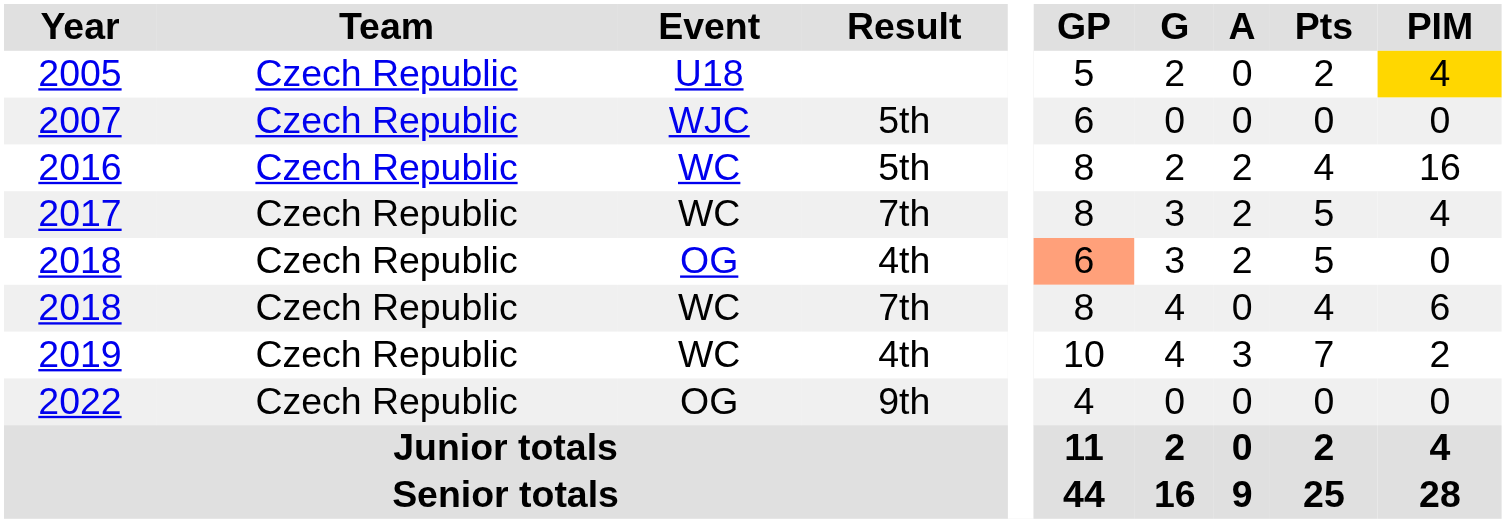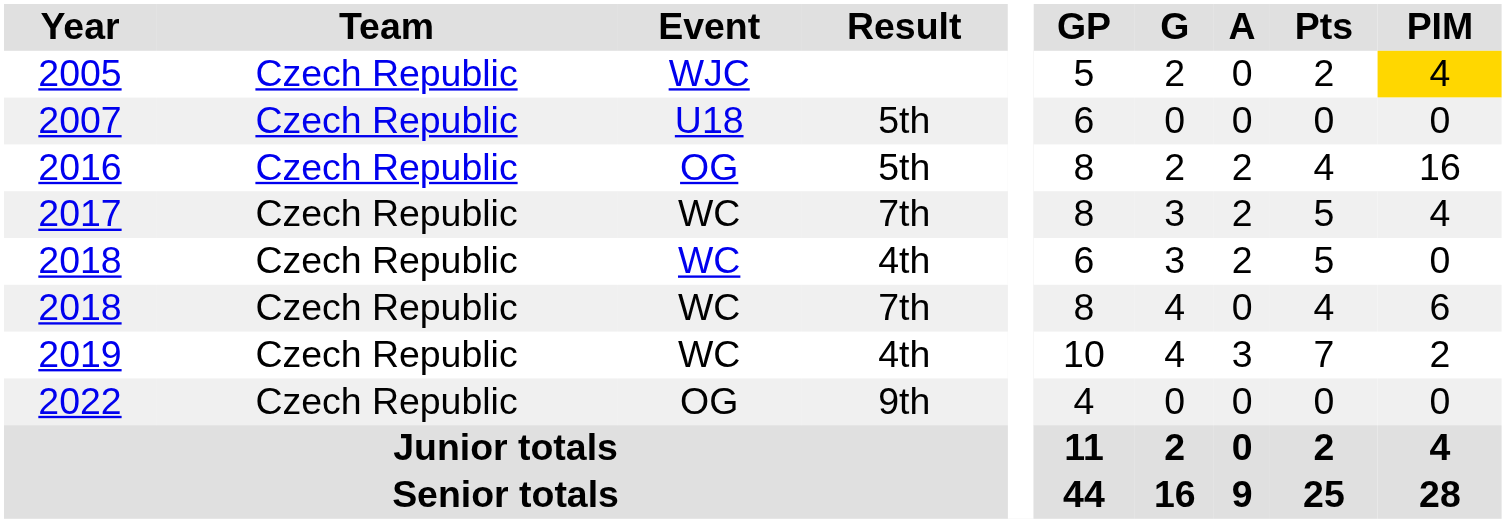(709, 73) U18 -> (709, 73) WJC
(709, 120) WJC -> (709, 120) U18
(709, 167) WC -> (709, 167) OG
(709, 260) OG -> (709, 260) WC
(1084, 260) lightsalmon background -> (1084, 260) no background
